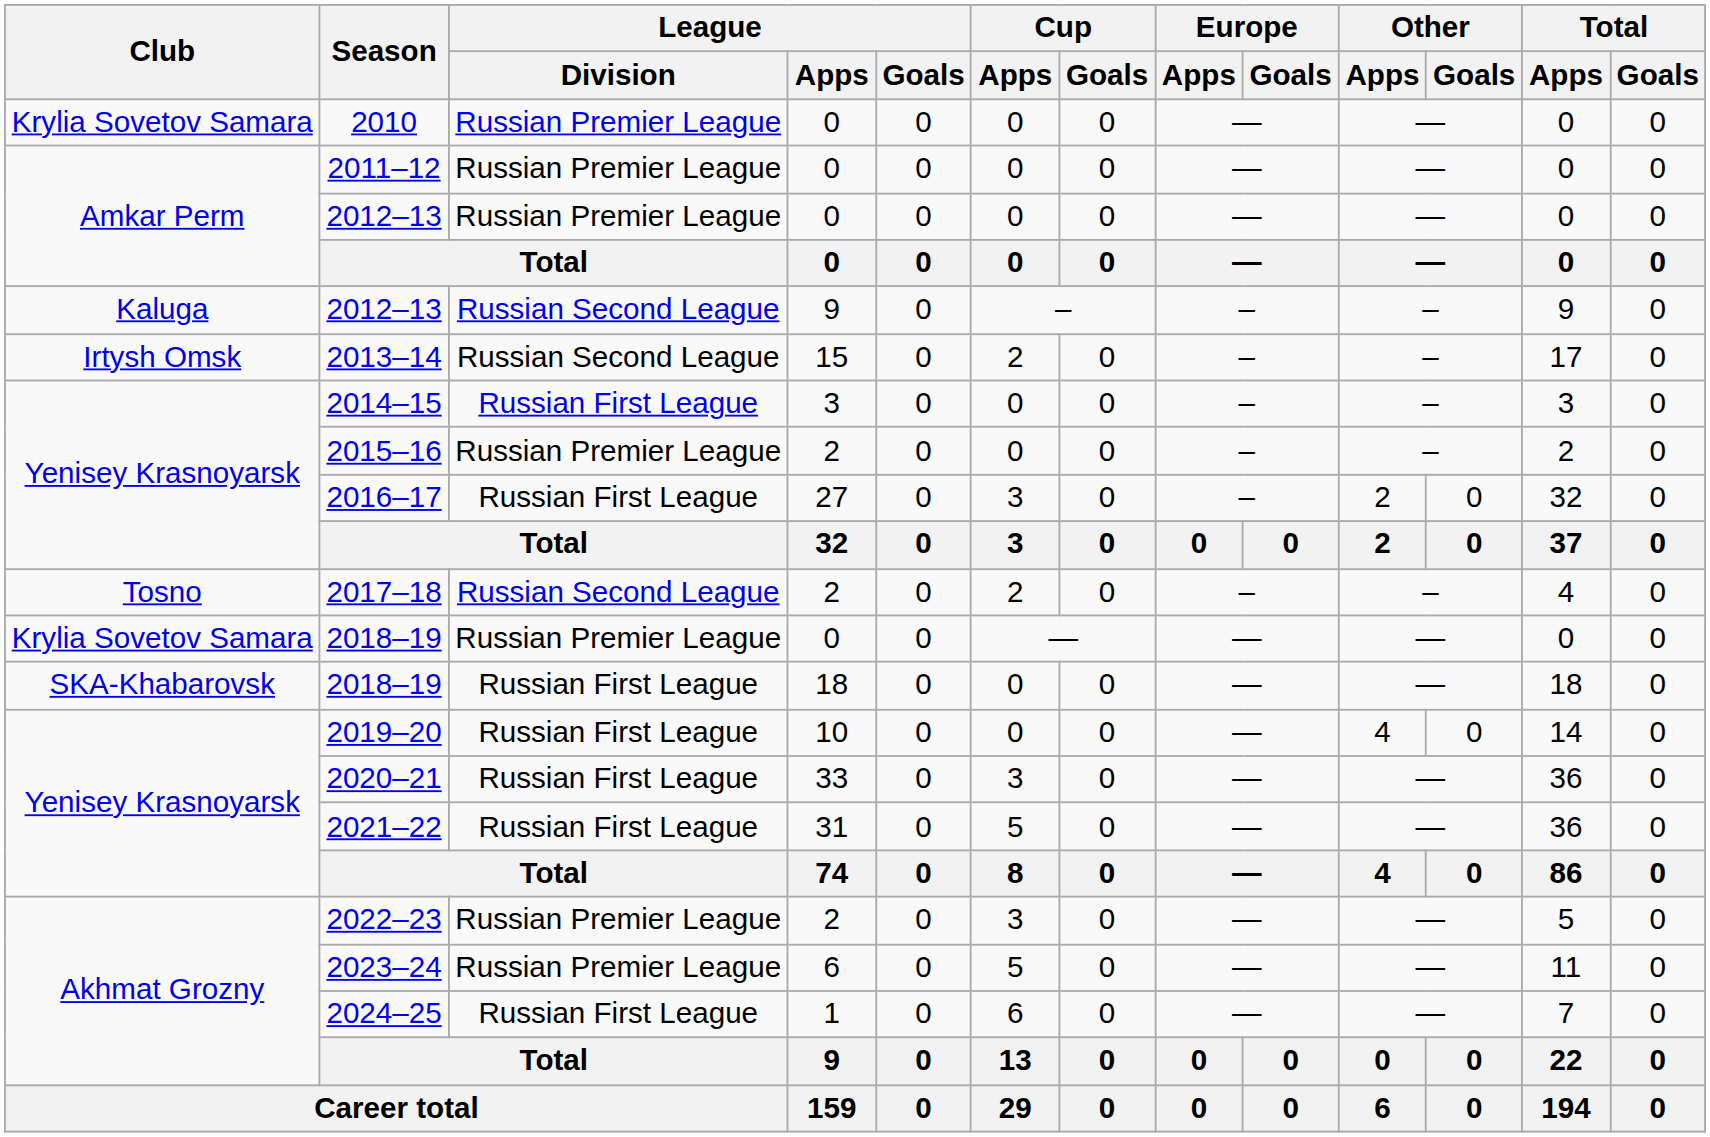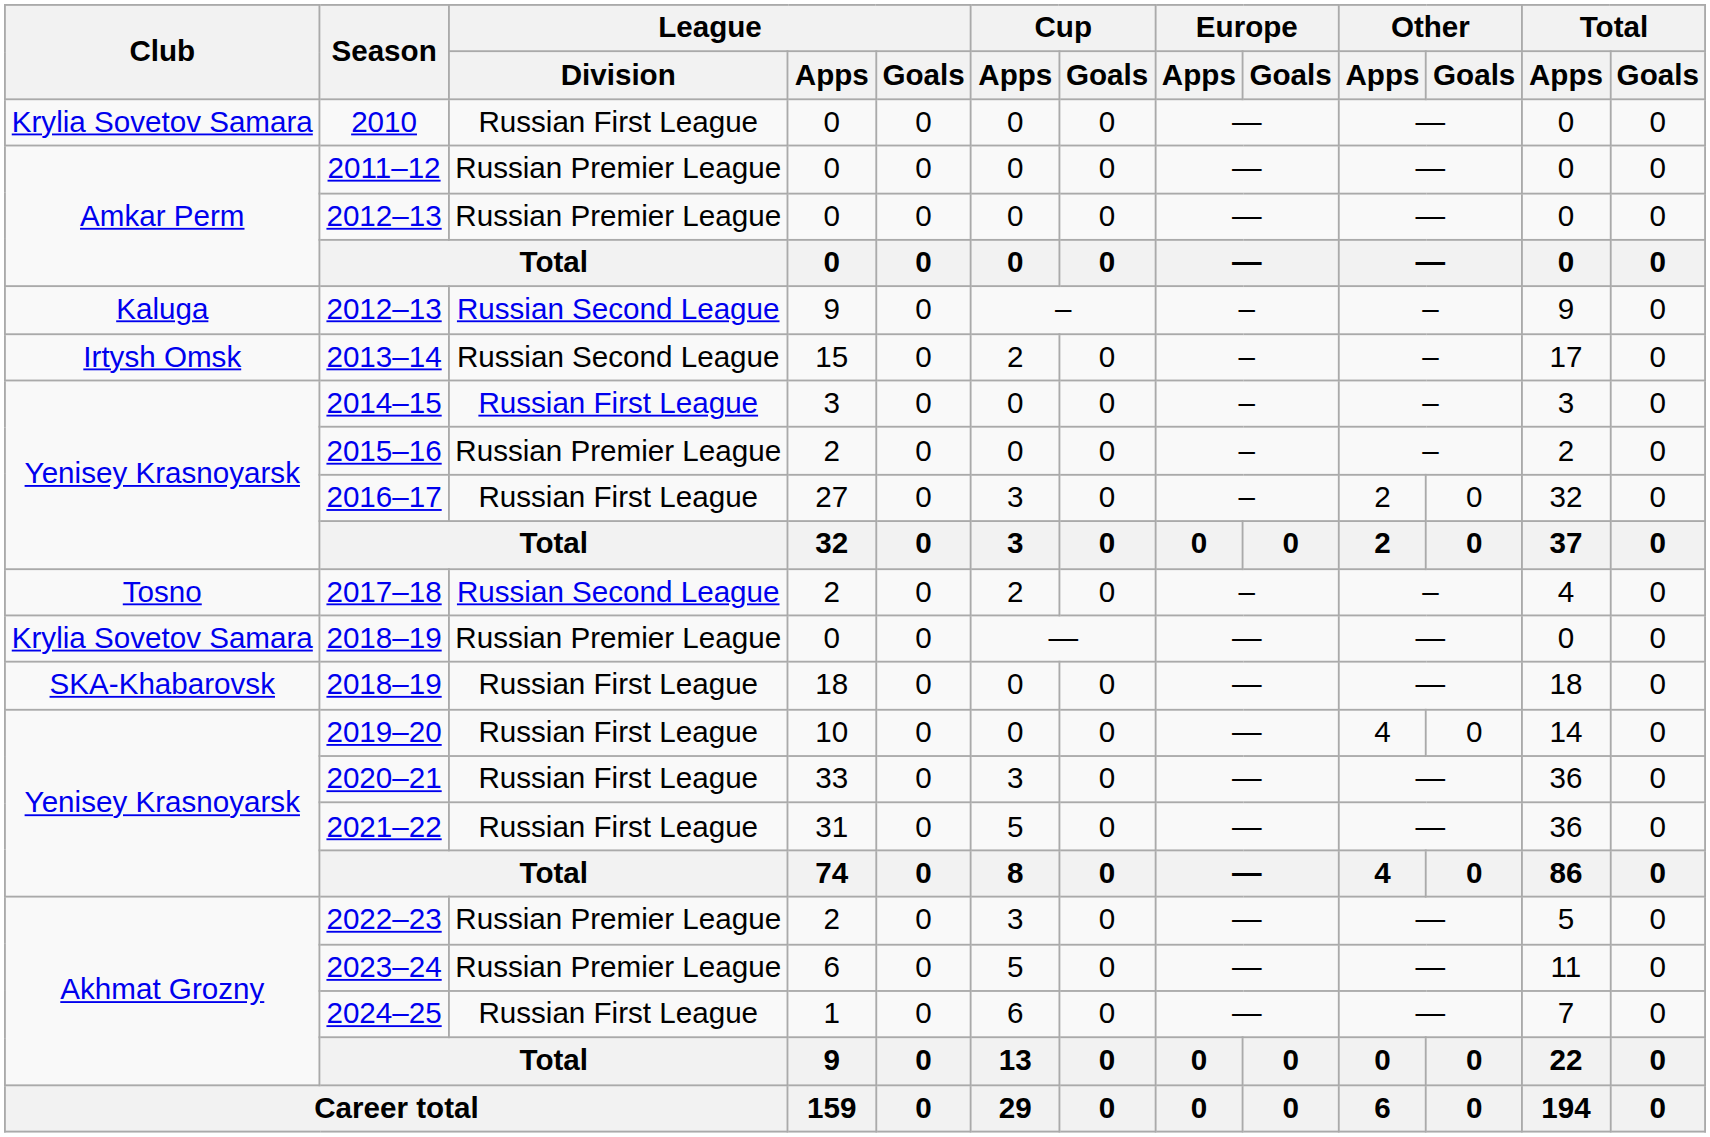(618, 121) Russian Premier League -> (618, 121) Russian First League
